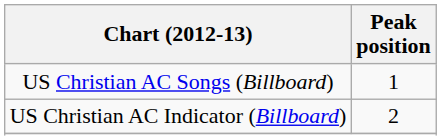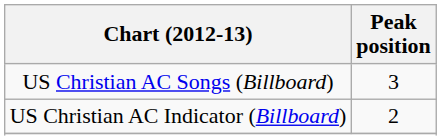(394, 81) 1 -> (394, 81) 3
